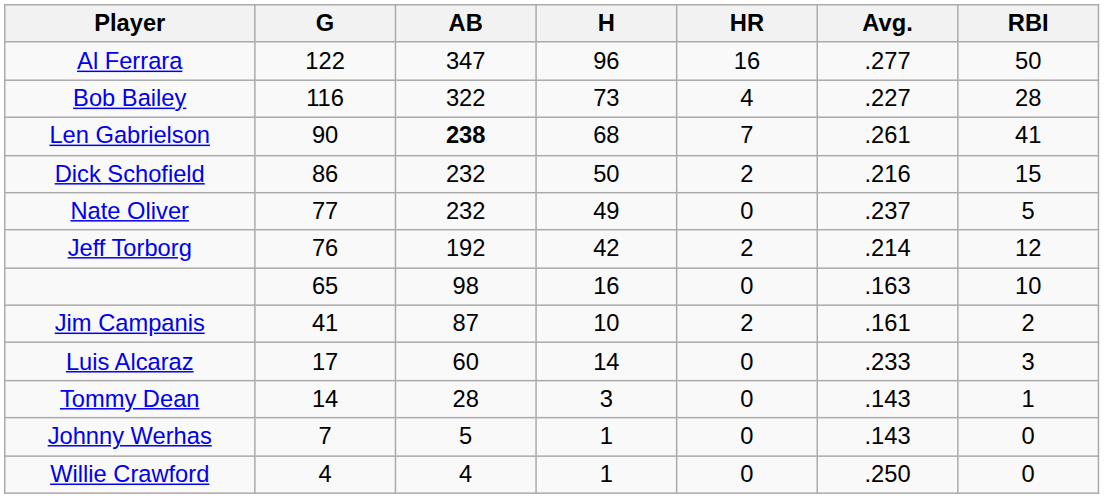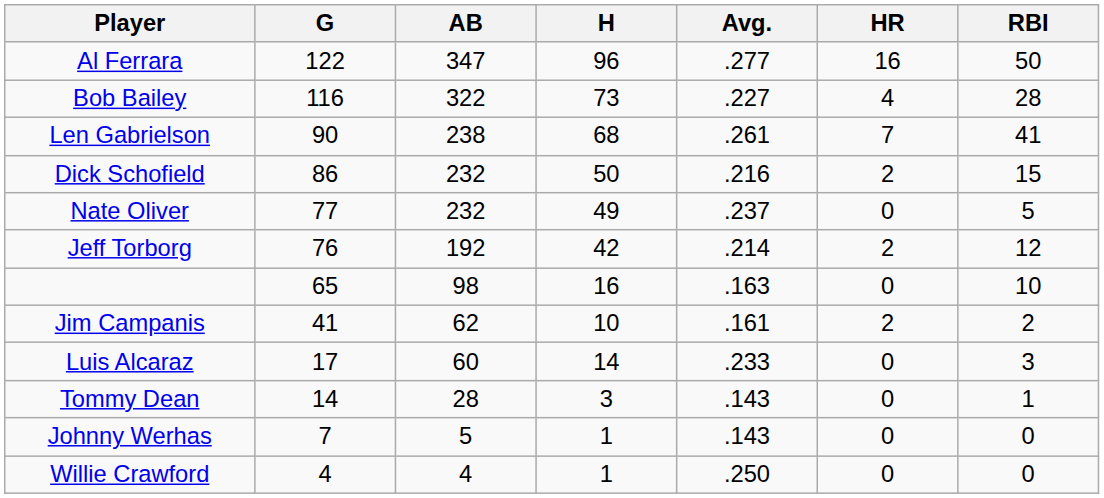columns swapped: (888, 23) <-> (747, 23)
(466, 135) bold -> (466, 135) normal
(466, 323) 87 -> (466, 323) 62
